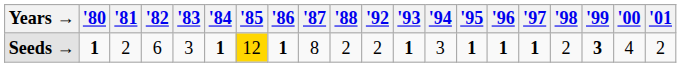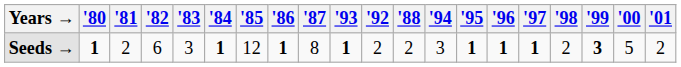columns swapped: (346, 18) <-> (409, 18)
(252, 47) gold background -> (252, 47) no background
(629, 47) 4 -> (629, 47) 5
